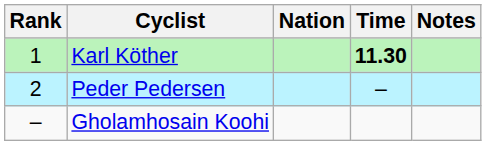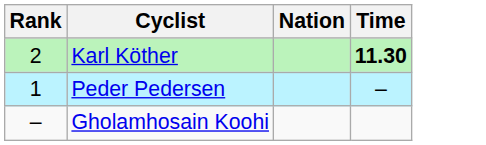- column: (446, 21)
(36, 55) 1 -> (36, 55) 2
(36, 88) 2 -> (36, 88) 1
